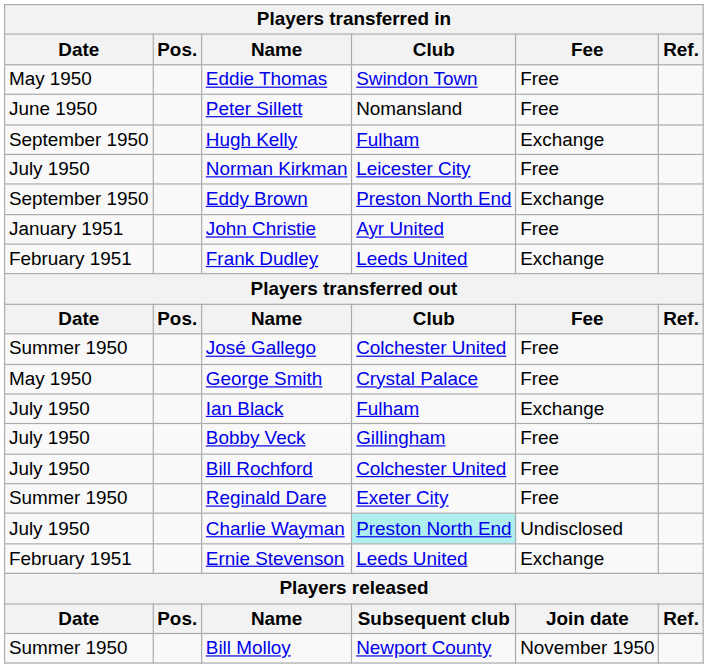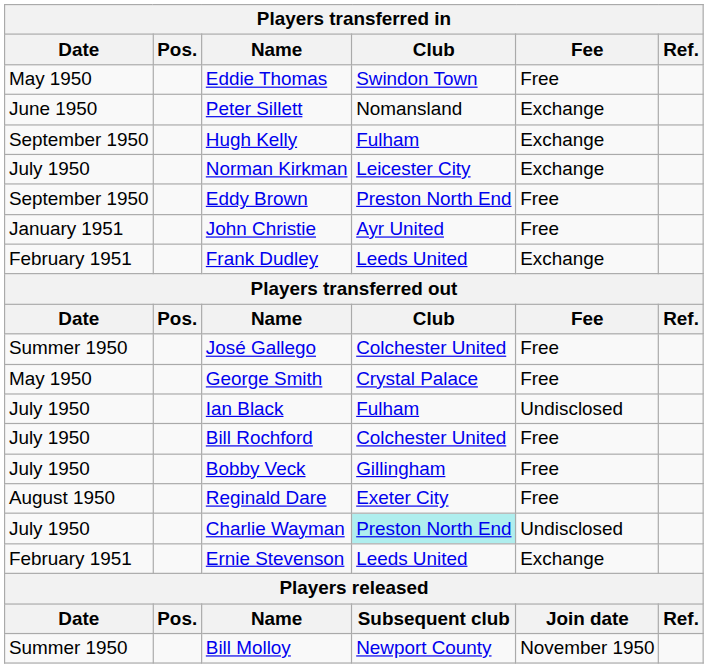(540, 109) Free -> (562, 109) Exchange
(540, 169) Free -> (562, 169) Exchange
(562, 199) Exchange -> (540, 199) Free
(562, 408) Exchange -> (572, 408) Undisclosed
rows swapped: (259, 468) <-> (256, 438)
(68, 498) Summer 1950 -> (62, 498) August 1950
